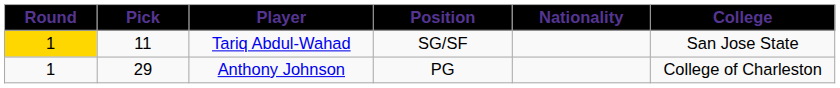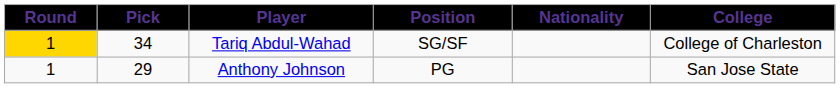(143, 43) 11 -> (143, 43) 34
(743, 43) San Jose State -> (743, 43) College of Charleston
(743, 69) College of Charleston -> (743, 69) San Jose State
